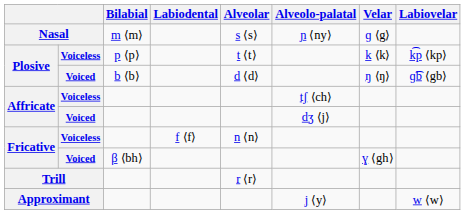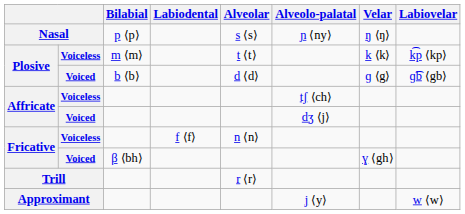(127, 34) m ⟨m⟩ -> (127, 34) p ⟨p⟩
(378, 34) ɡ ⟨g⟩ -> (378, 34) ŋ ⟨ŋ⟩
(127, 55) p ⟨p⟩ -> (127, 55) m ⟨m⟩
(378, 76) ŋ ⟨ŋ⟩ -> (378, 76) ɡ ⟨g⟩
